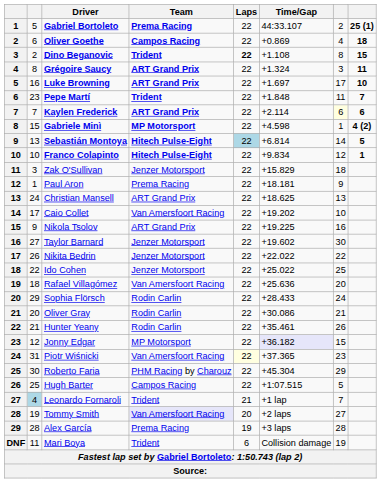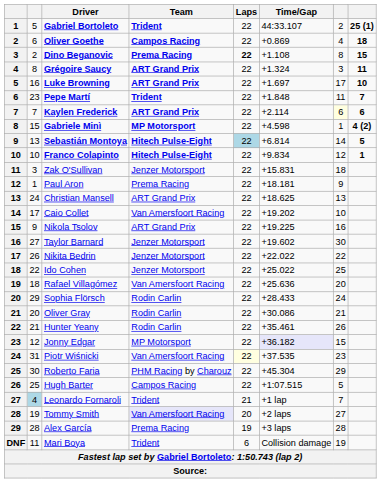(162, 25) Prema Racing -> (146, 25) Trident
(146, 54) Trident -> (162, 54) Prema Racing
(278, 169) +15.829 -> (278, 169) +15.831
(278, 356) +37.365 -> (278, 356) +37.535
